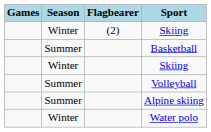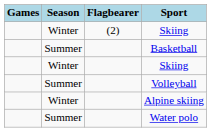(63, 100) Summer -> (63, 100) Winter
(63, 118) Winter -> (63, 118) Summer
